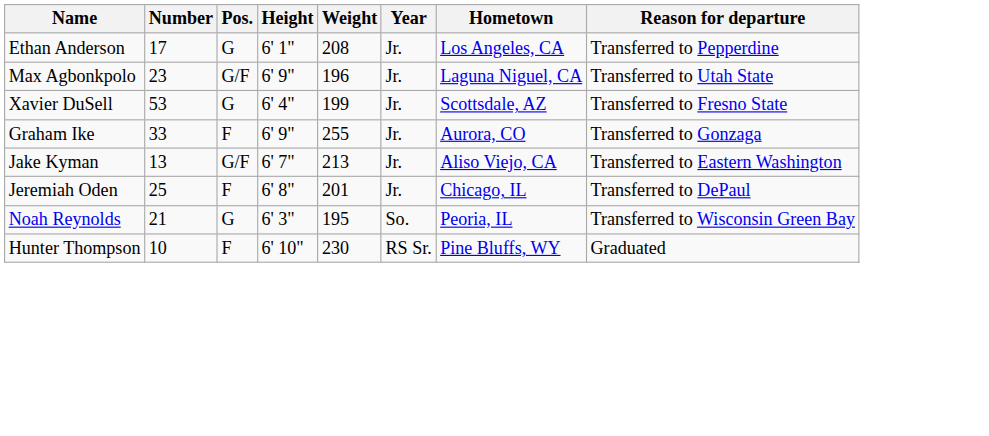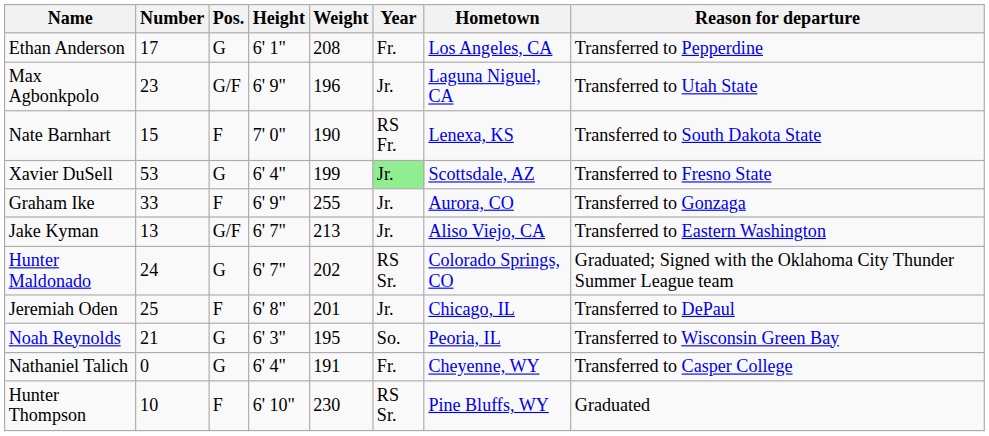(394, 47) Jr. -> (387, 47) Fr.
+ row: (60, 135)
(394, 104) no background -> (385, 174) lightgreen background
+ row: (50, 270)
+ row: (68, 366)
